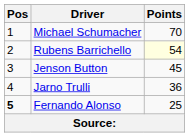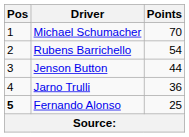(176, 50) lightyellow background -> (176, 50) no background
(176, 69) 45 -> (176, 69) 44
